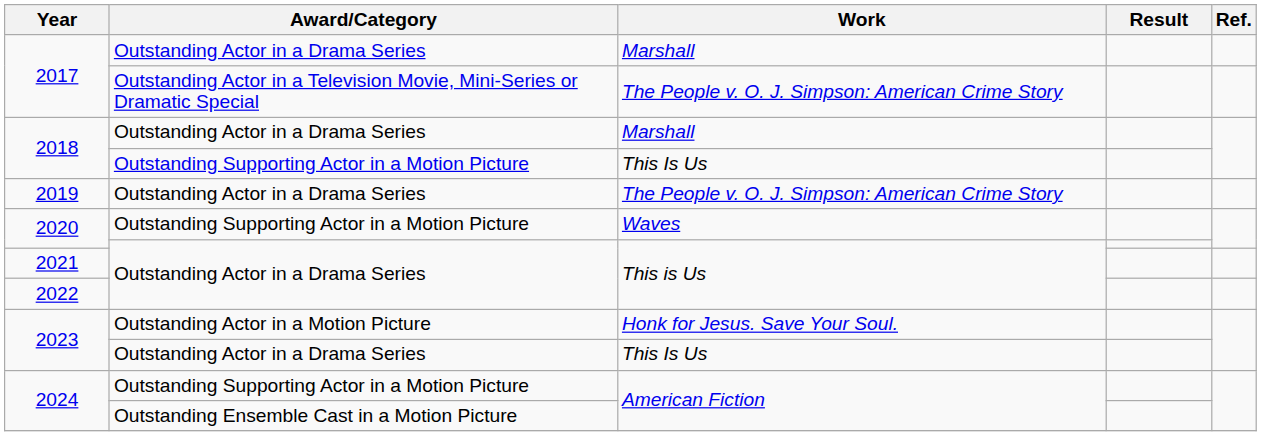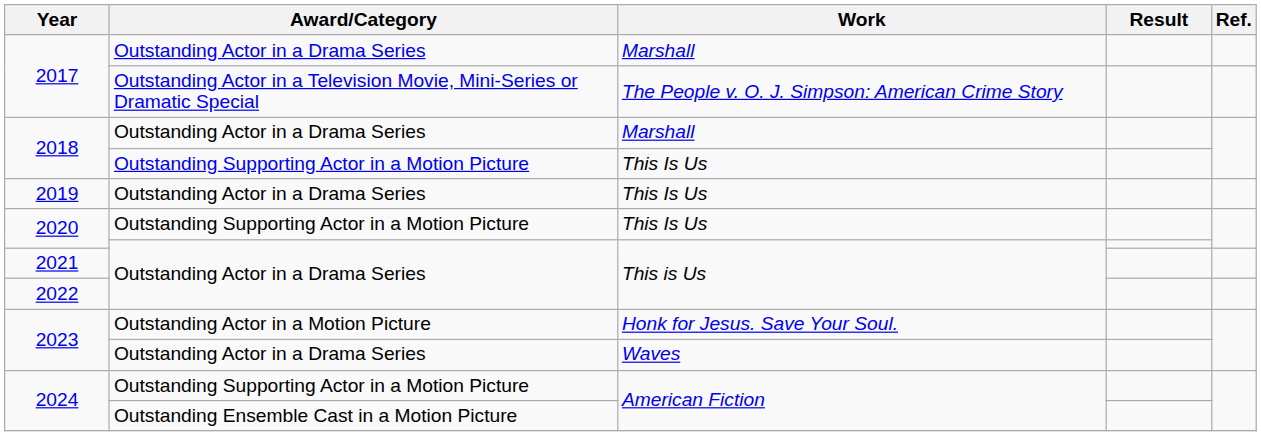(842, 193) The People v. O. J. Simpson: American Crime Story -> (665, 193) This Is Us
(651, 224) Waves -> (665, 224) This Is Us
(665, 354) This Is Us -> (651, 354) Waves
